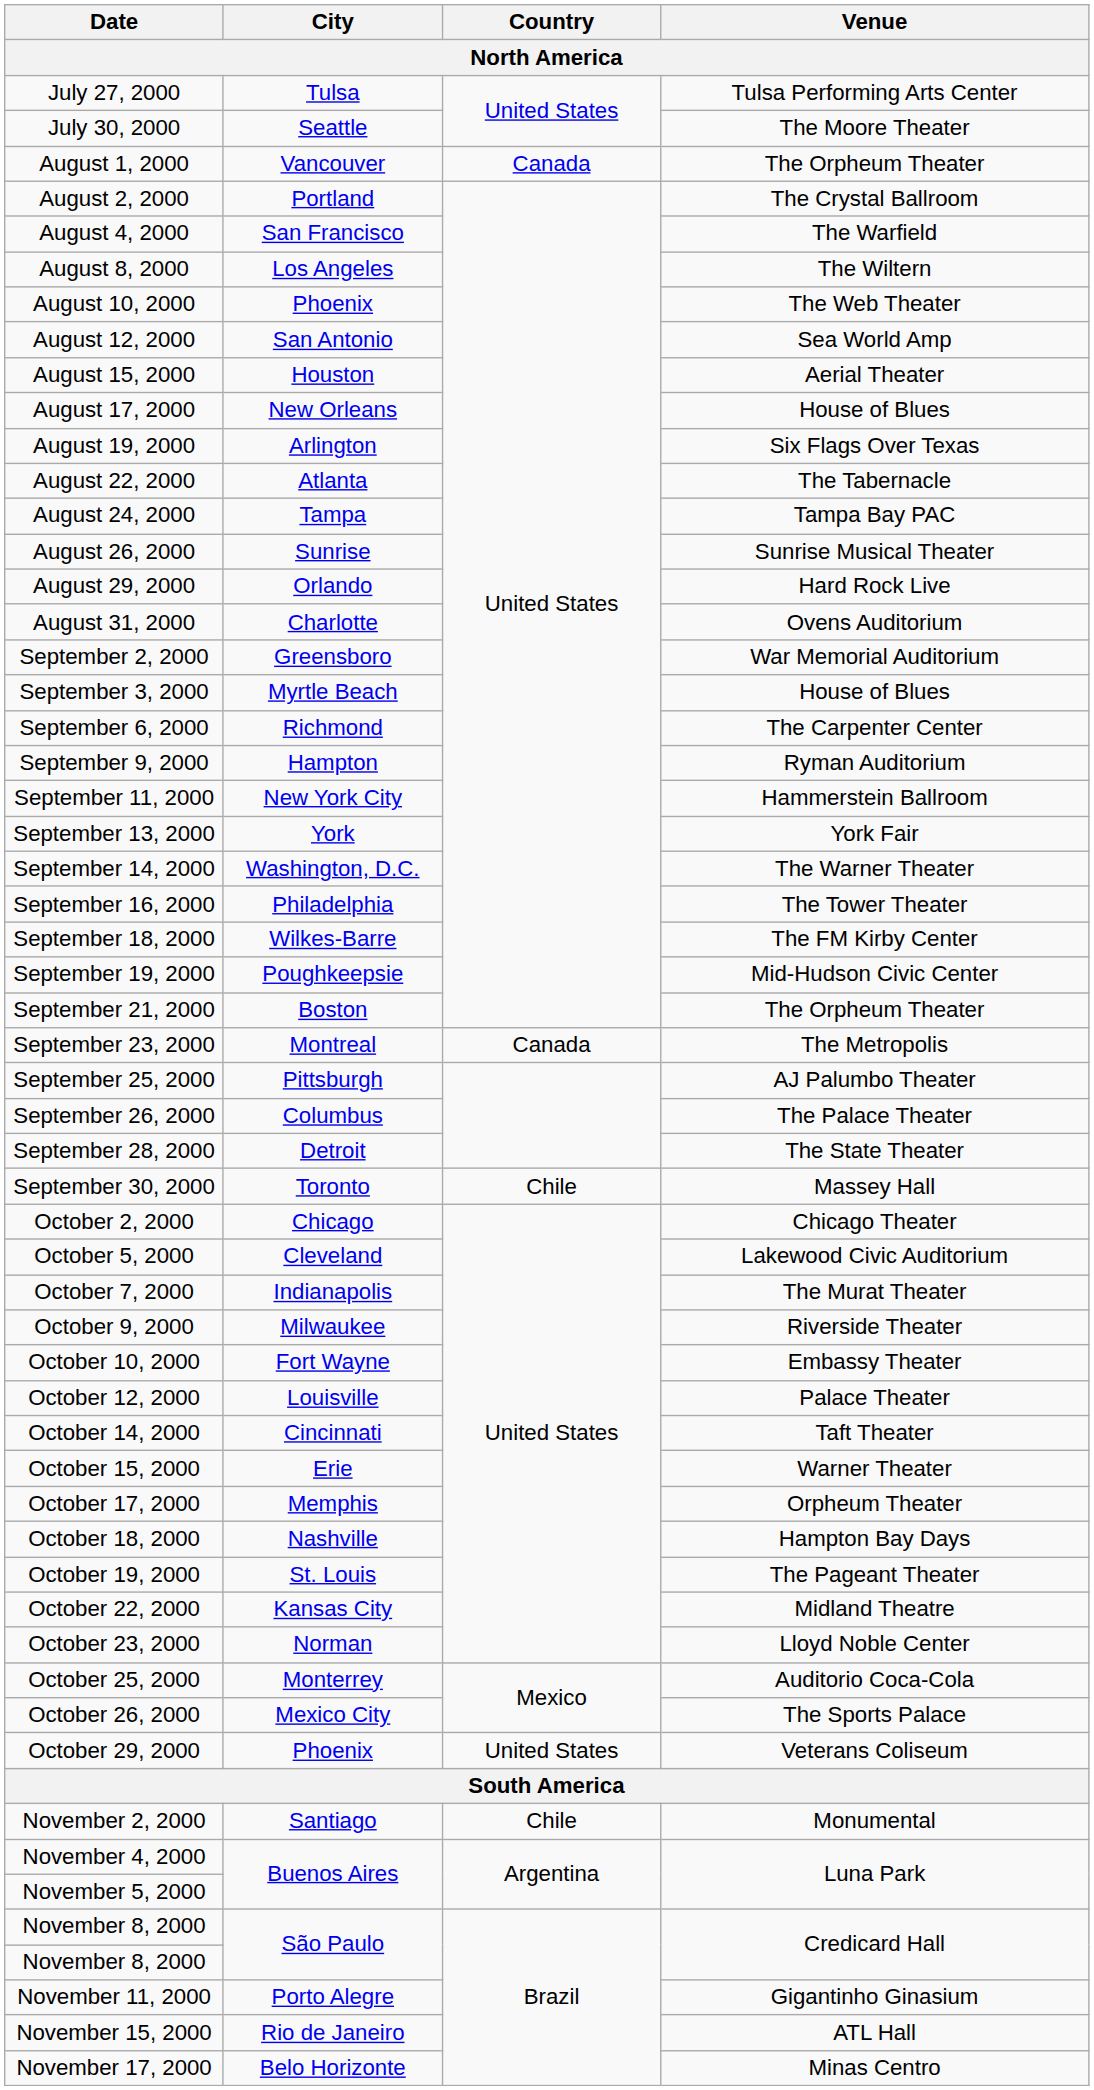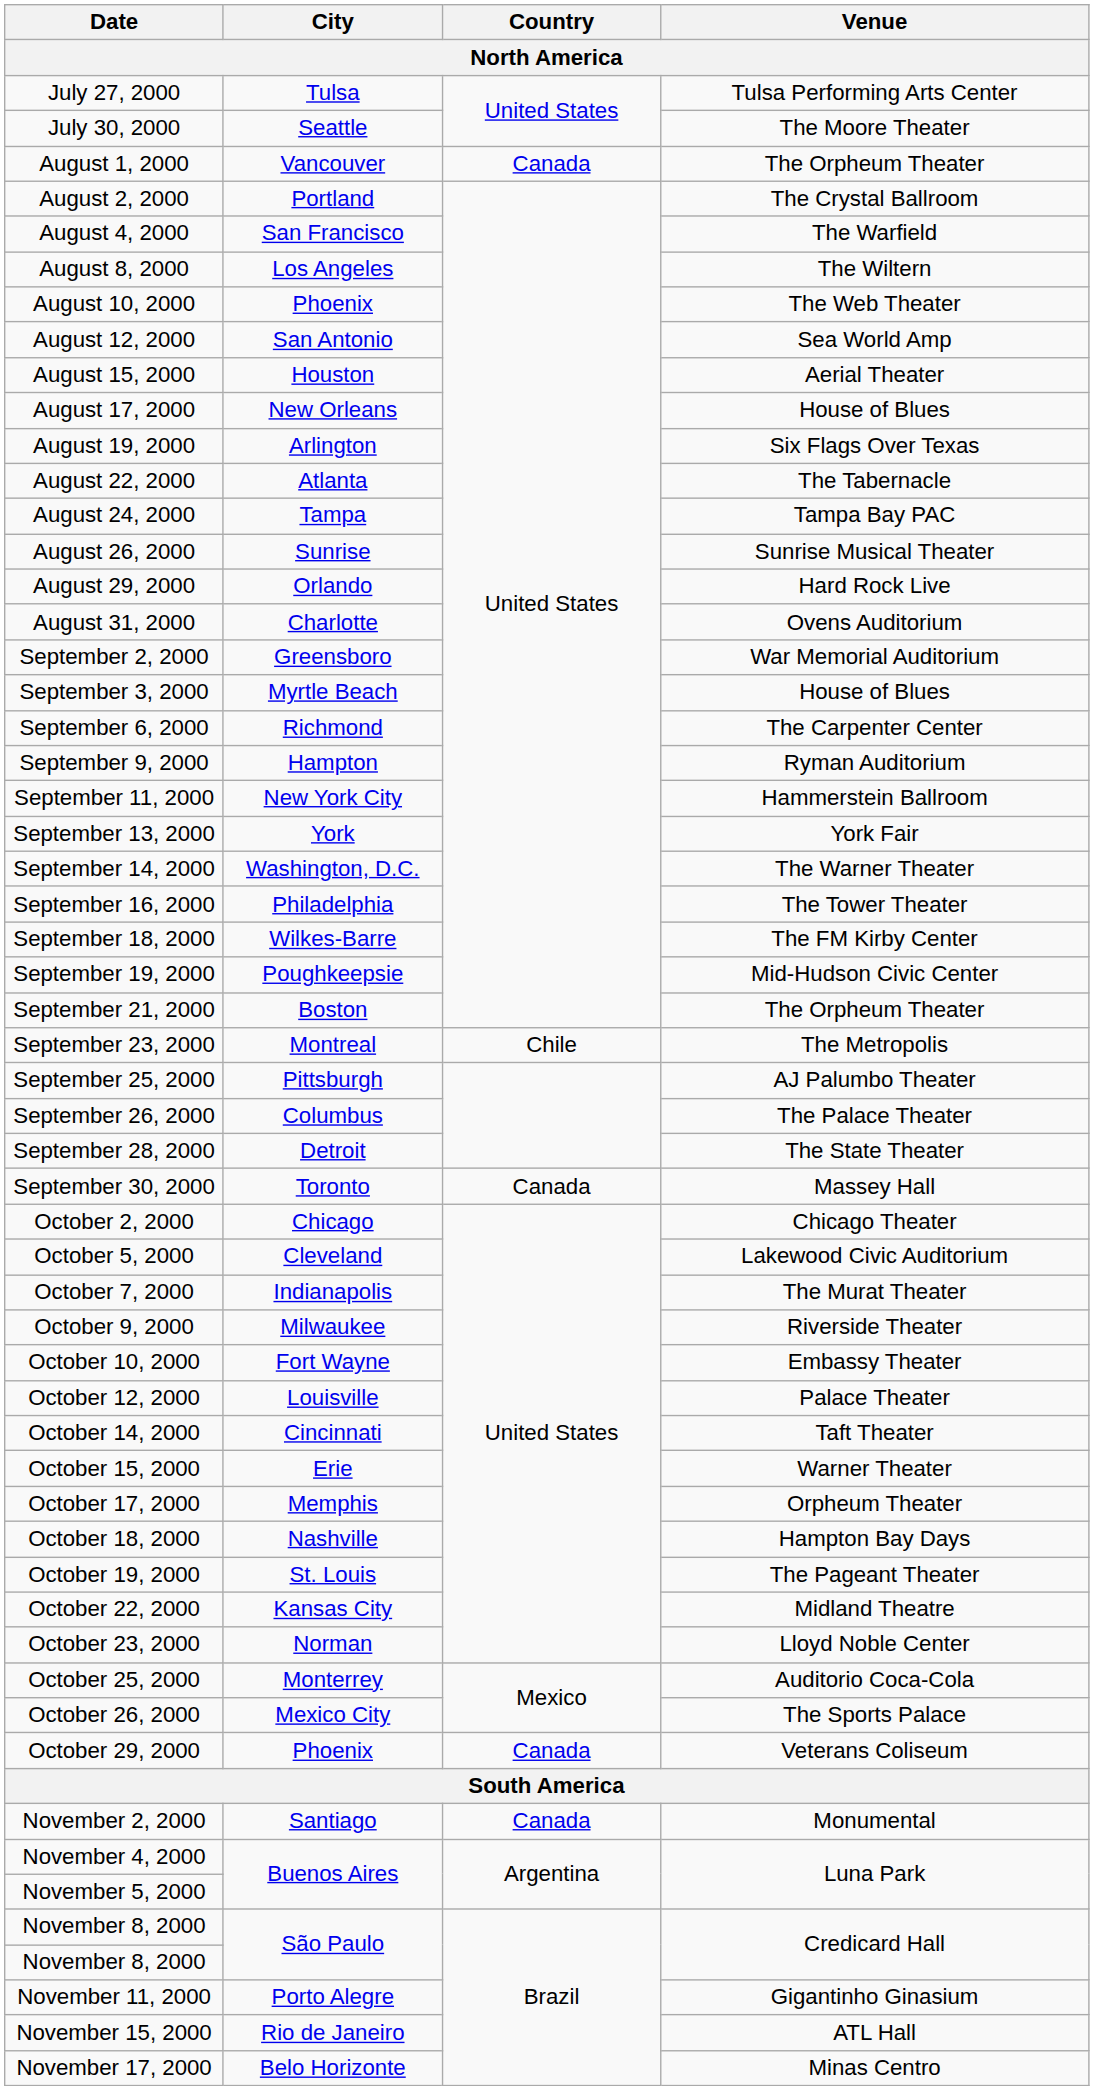(552, 1045) Canada -> (552, 1045) Chile
(552, 1186) Chile -> (552, 1186) Canada
(552, 1750) United States -> (552, 1750) Canada
(552, 1820) Chile -> (552, 1820) Canada
